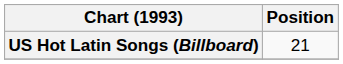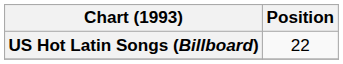(300, 45) 21 -> (300, 45) 22
